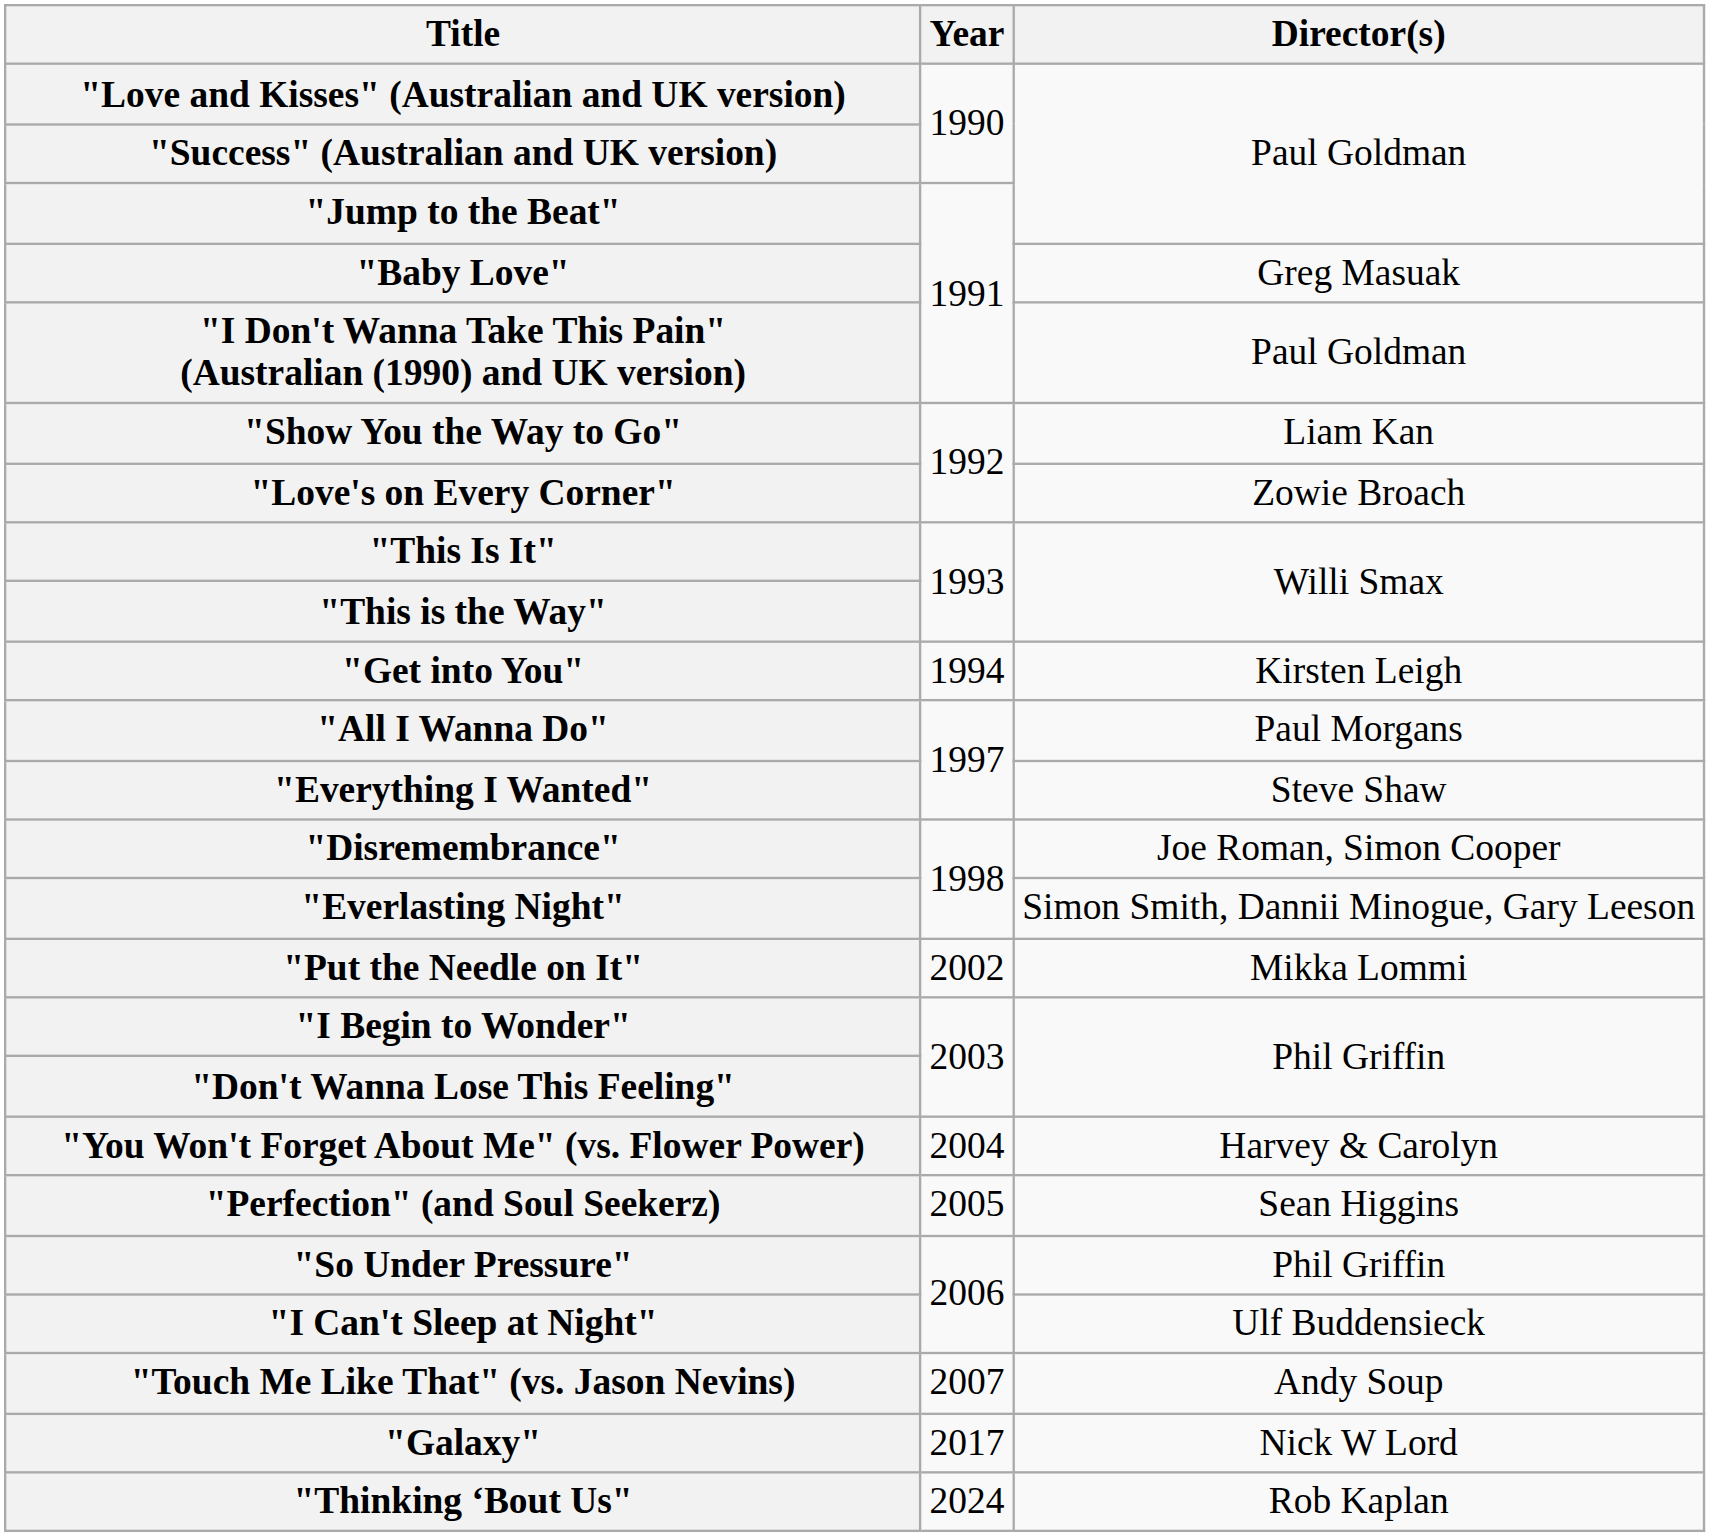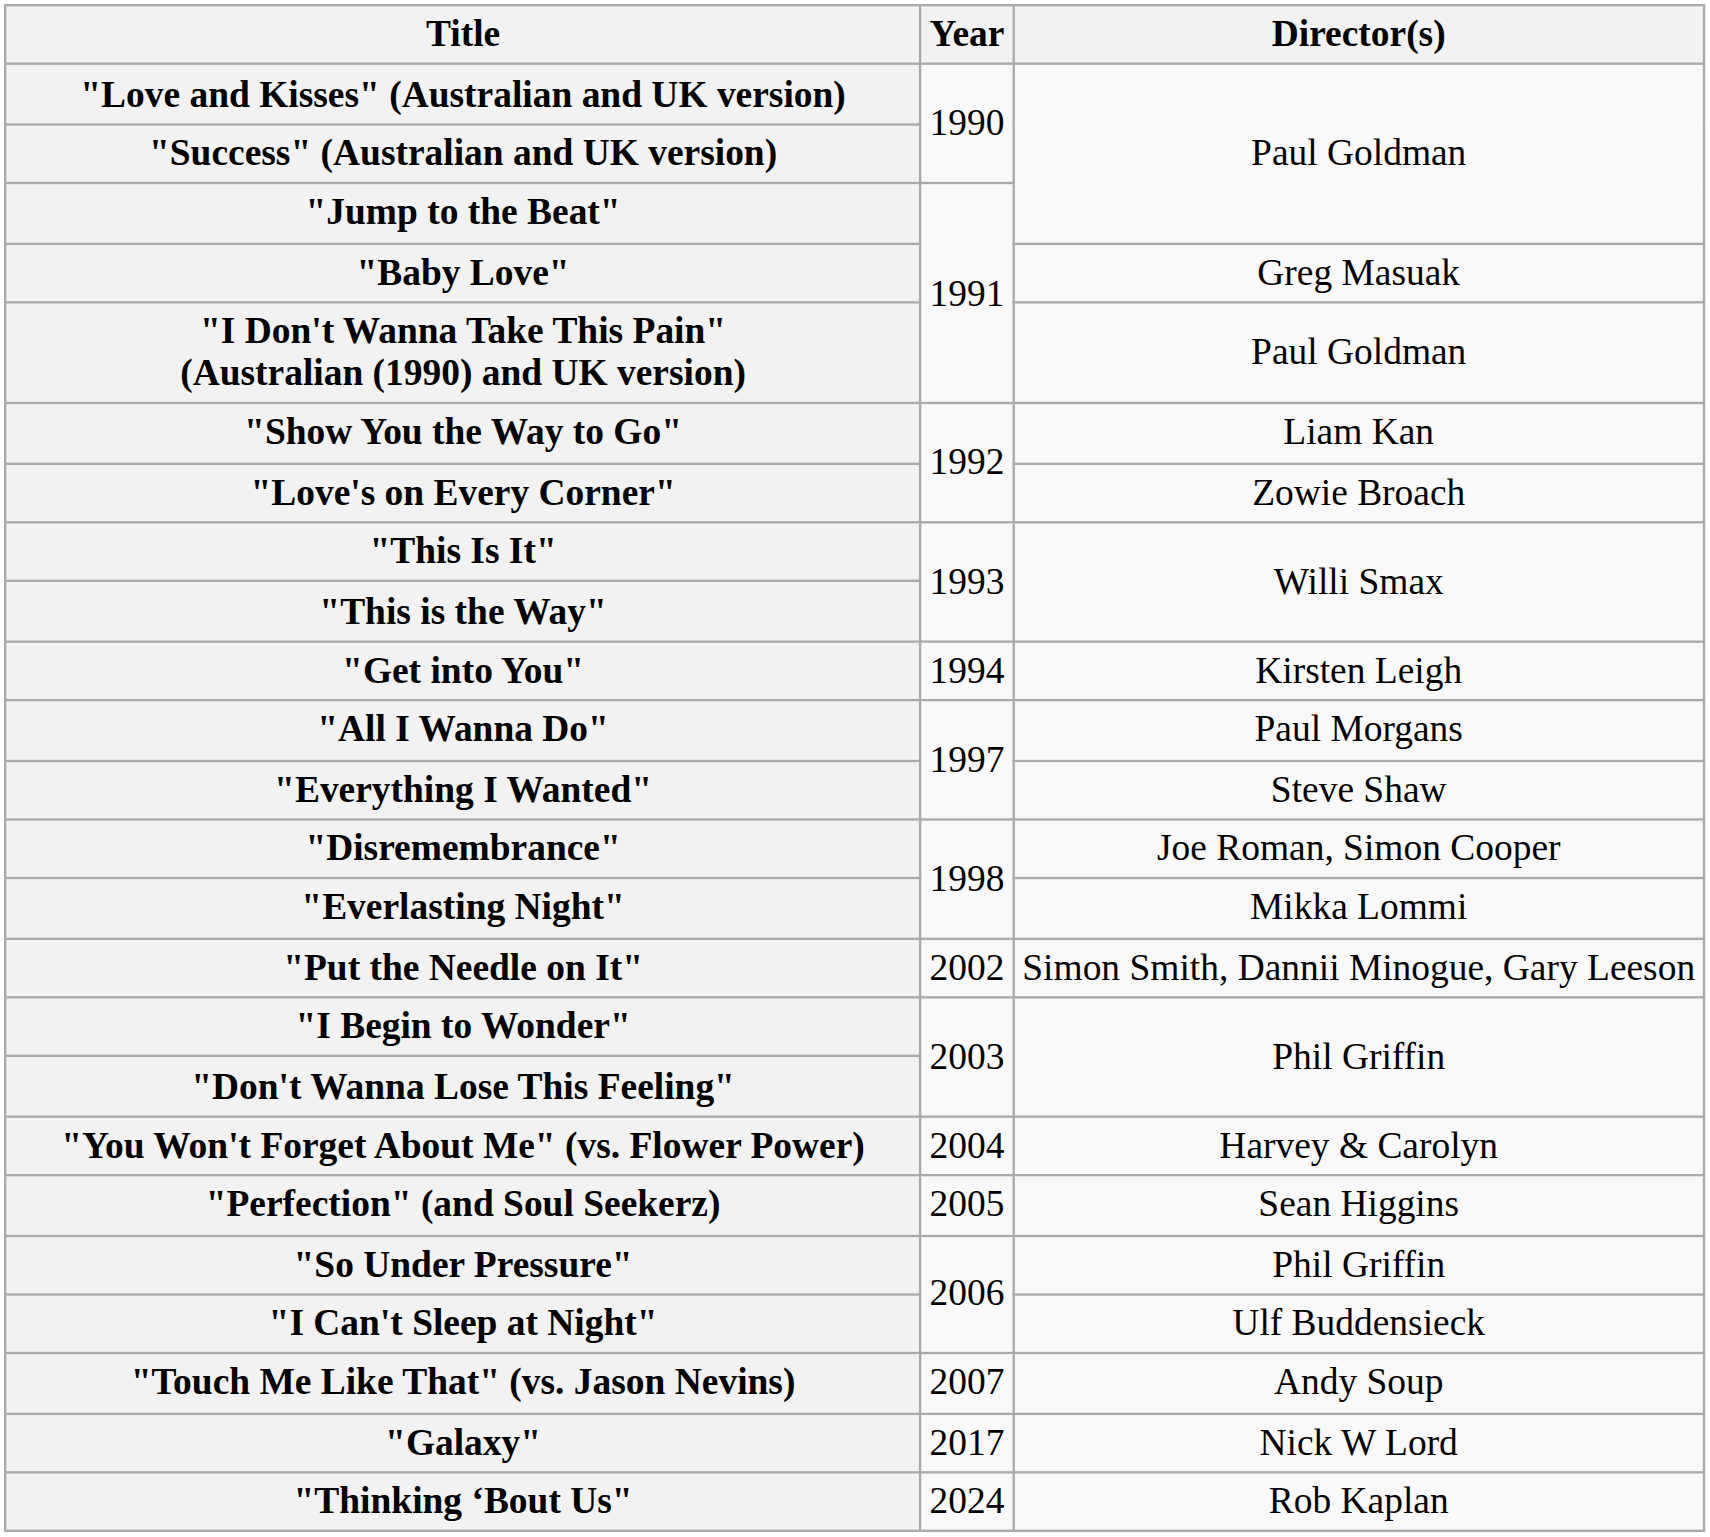(1359, 907) Simon Smith, Dannii Minogue, Gary Leeson -> (1359, 907) Mikka Lommi
(1359, 966) Mikka Lommi -> (1359, 966) Simon Smith, Dannii Minogue, Gary Leeson
